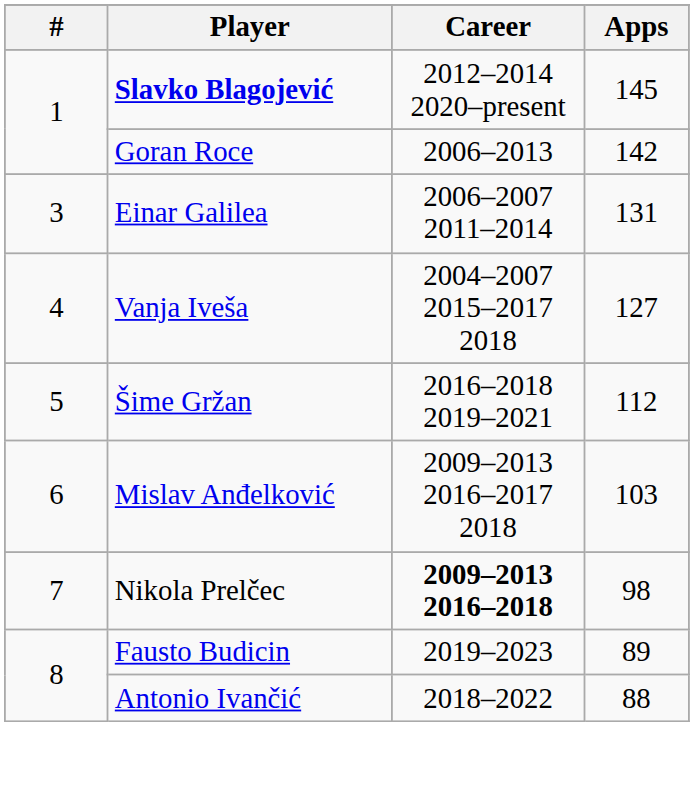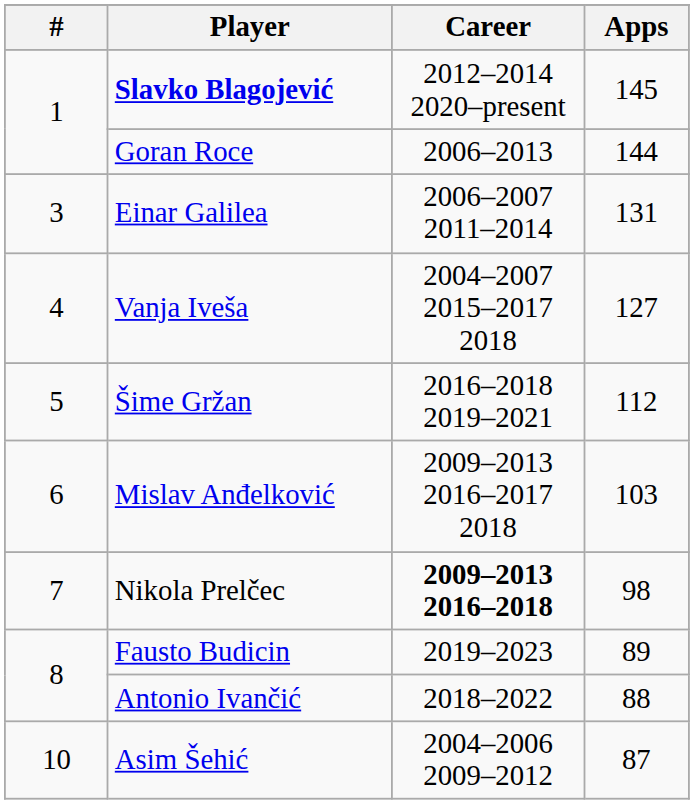(636, 151) 142 -> (636, 151) 144
+ row: (182, 759)
